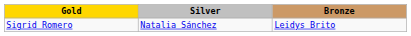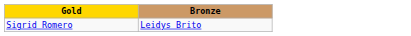- column: (205, 11)
